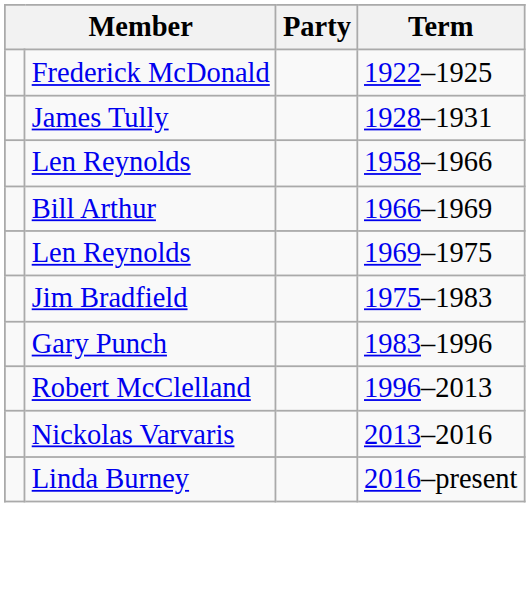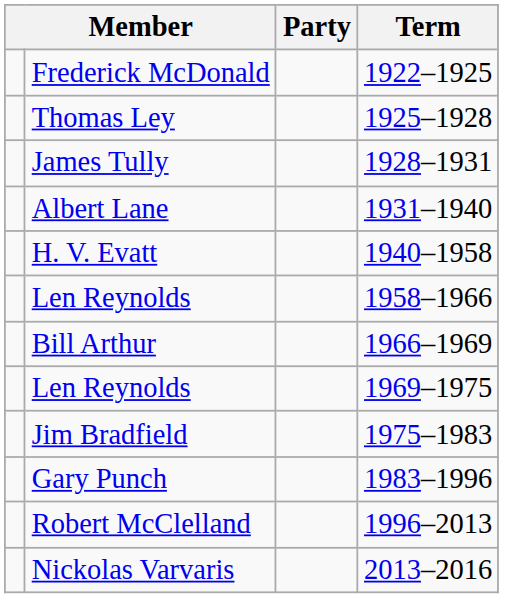+ row: (103, 117)
+ row: (100, 207)
+ row: (94, 252)
- row: (110, 478)
